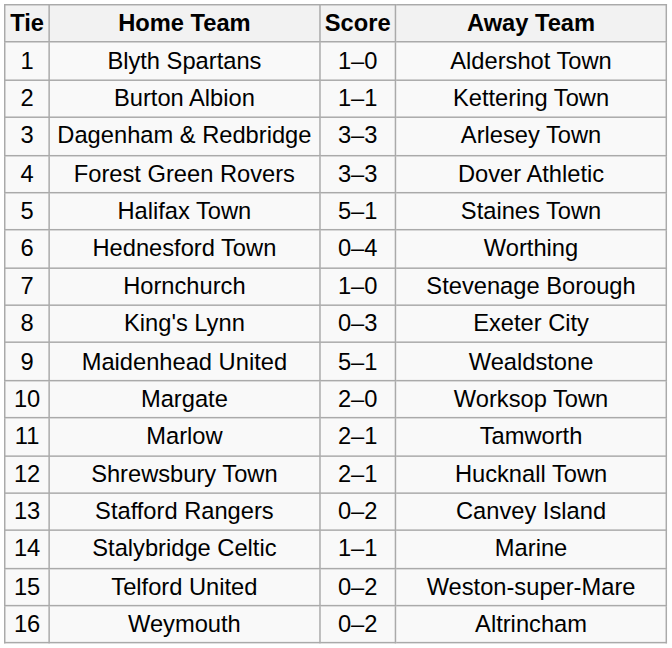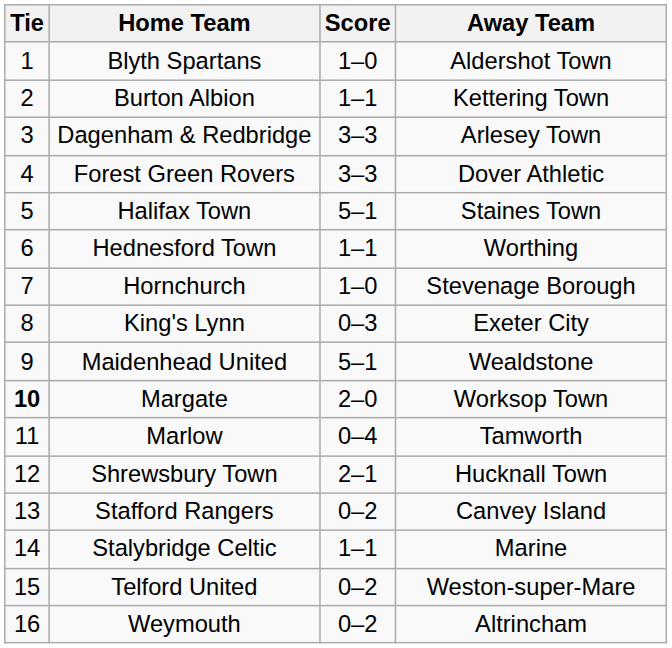(358, 248) 0–4 -> (358, 248) 1–1
(27, 398) normal -> (27, 398) bold
(358, 436) 2–1 -> (358, 436) 0–4
